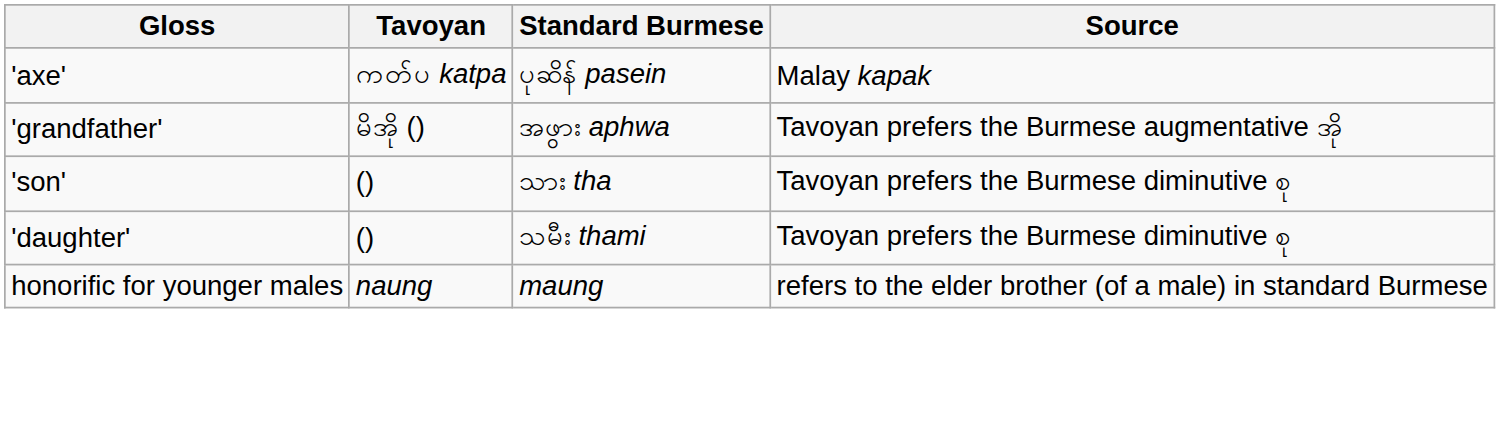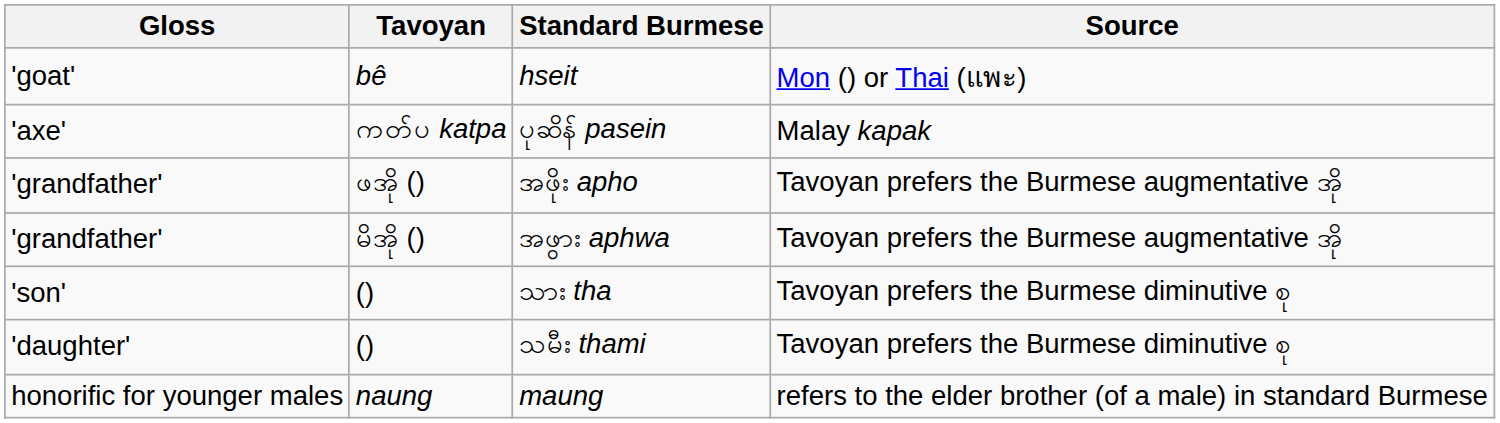+ row: (548, 75)
+ row: (579, 183)
